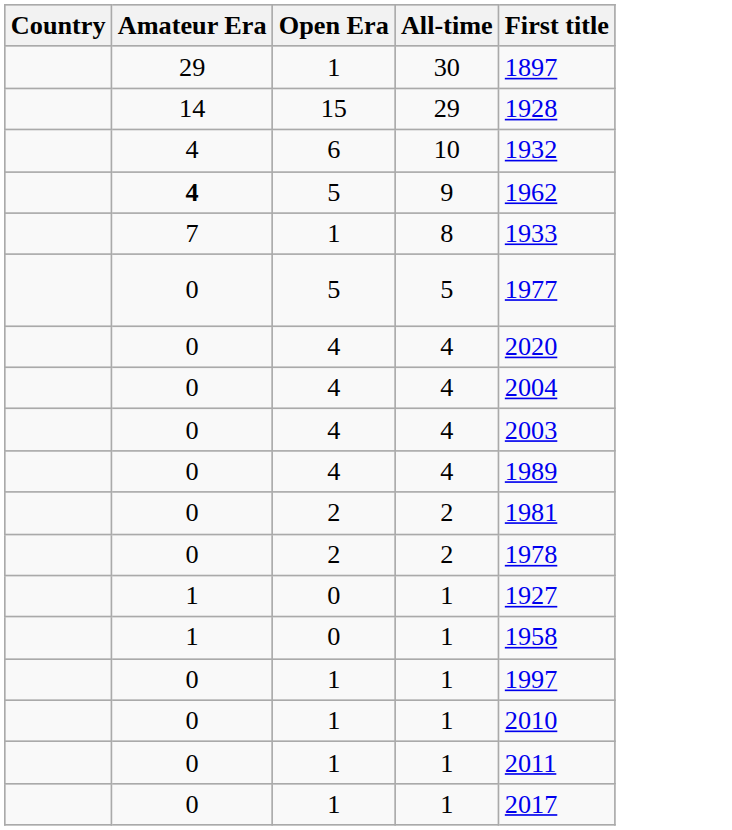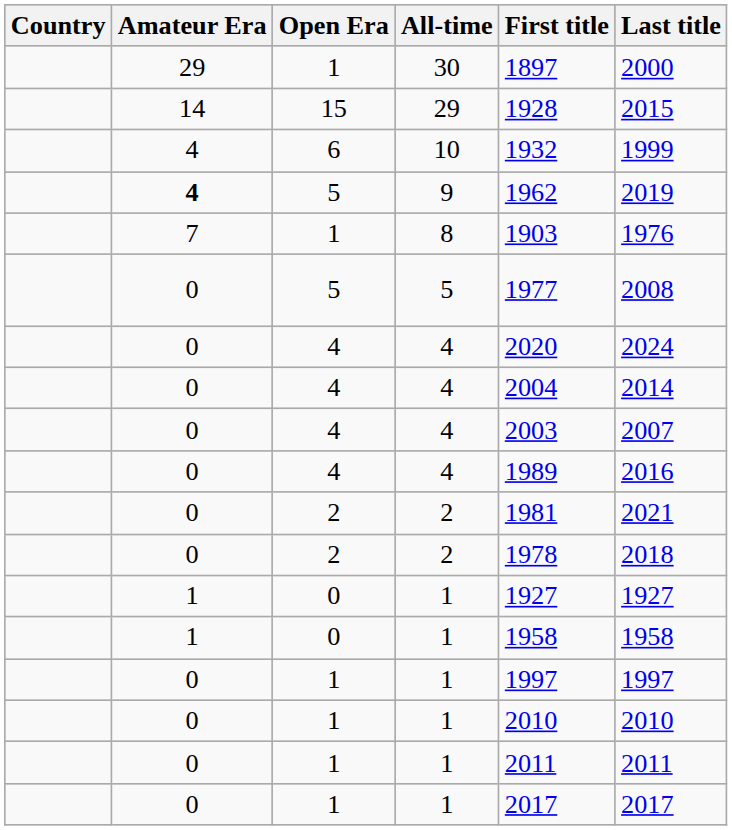+ column: (671, 25)
(531, 233) 1933 -> (531, 233) 1903
